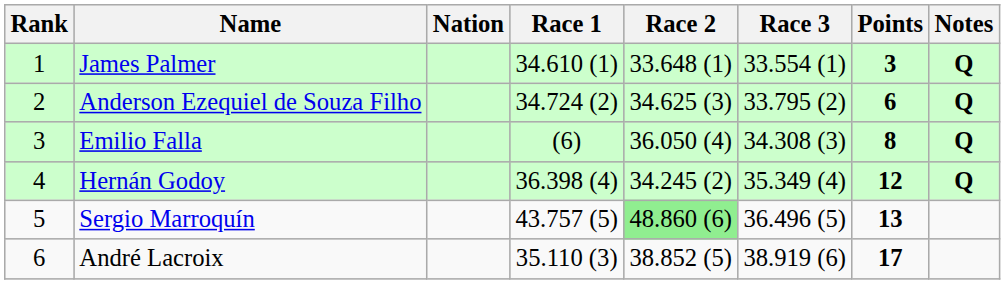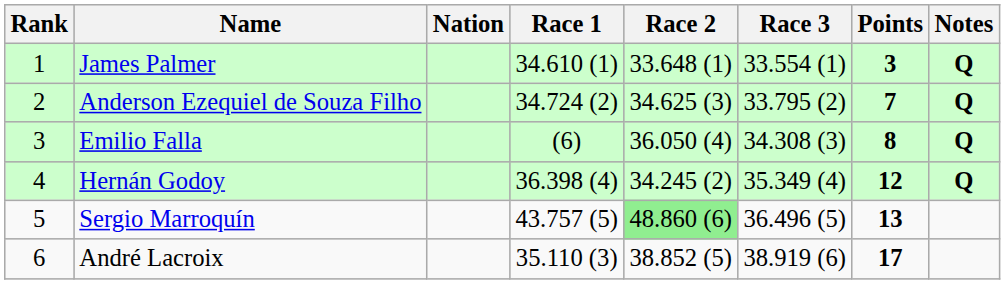(890, 102) 6 -> (890, 102) 7
